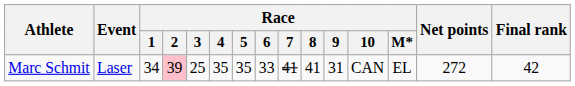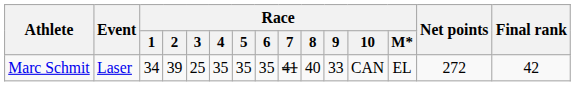(175, 68) pink background -> (175, 68) no background
(267, 68) 33 -> (267, 68) 35
(313, 68) 41 -> (313, 68) 40
(336, 68) 31 -> (336, 68) 33
